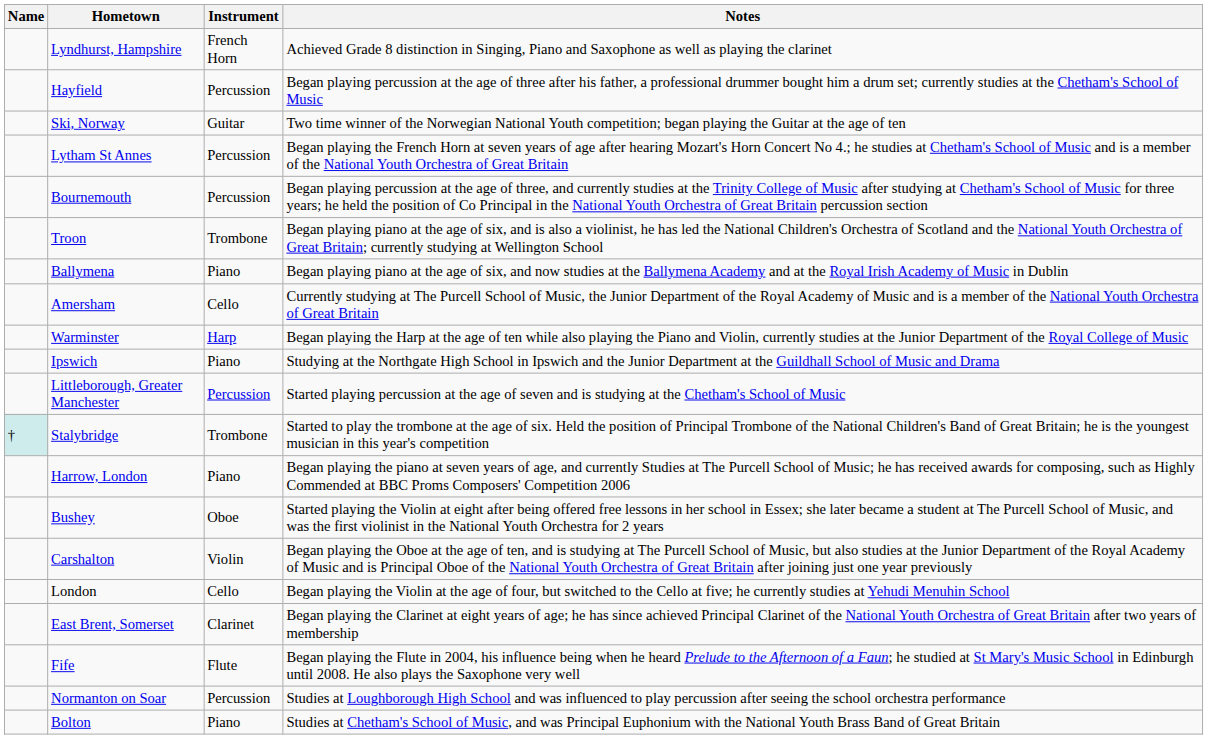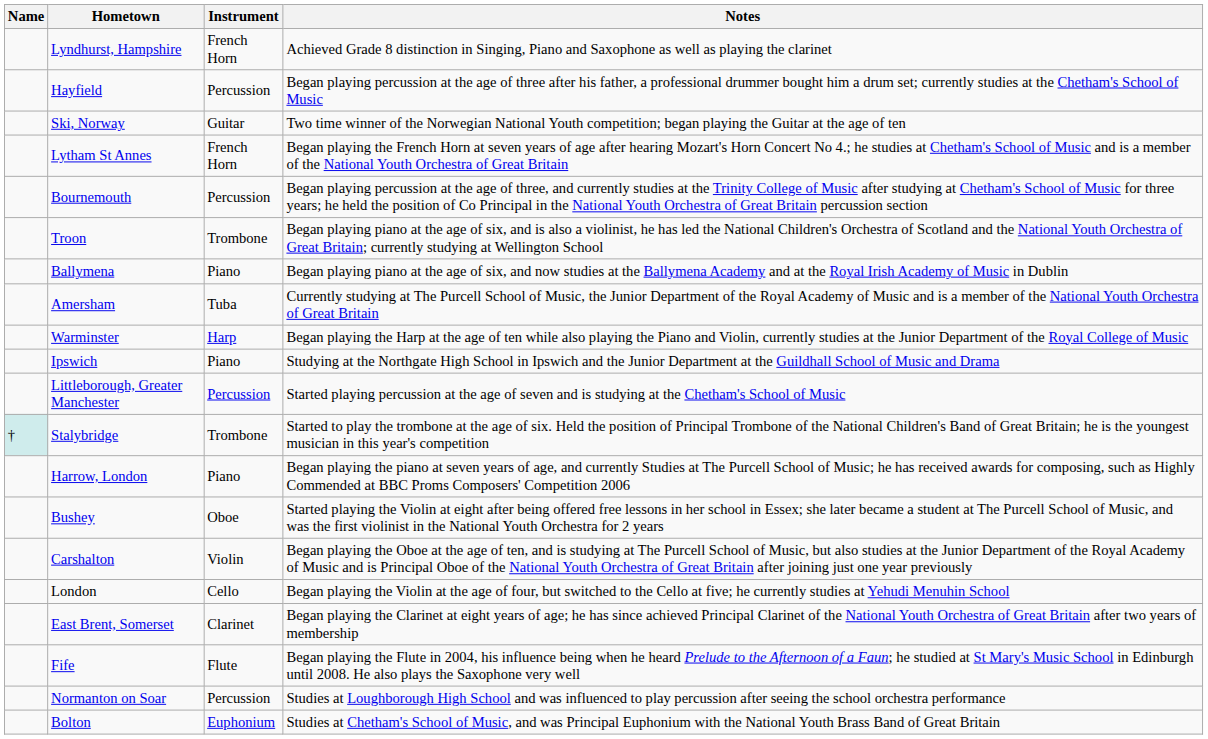(239, 156) Percussion -> (227, 156) French Horn
(223, 304) Cello -> (222, 304) Tuba
(224, 722) Piano -> (241, 722) Euphonium
